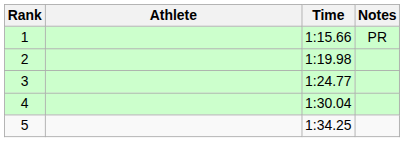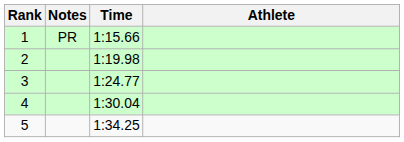columns swapped: (173, 15) <-> (377, 15)
